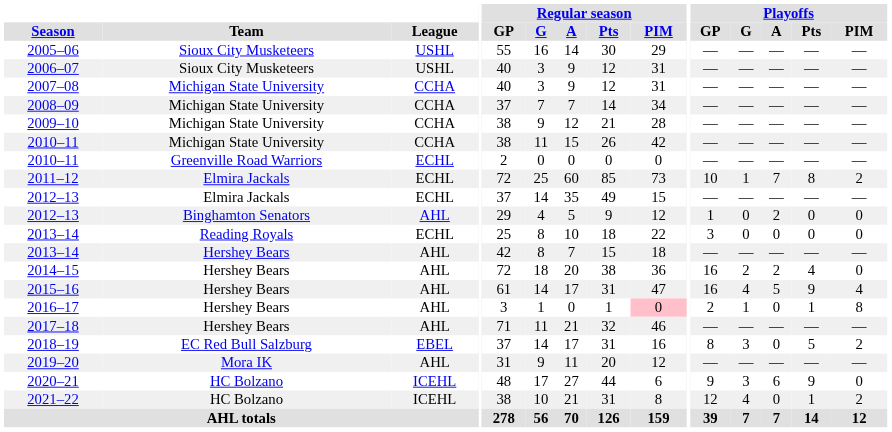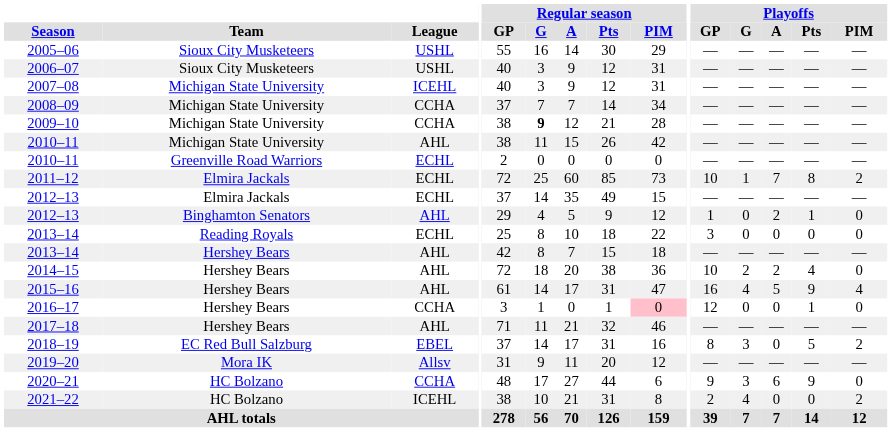(435, 86) CCHA -> (435, 86) ICEHL
(541, 123) normal -> (541, 123) bold
(435, 142) CCHA -> (435, 142) AHL
(811, 215) 0 -> (811, 215) 1
(710, 270) 16 -> (710, 270) 10
(435, 307) AHL -> (435, 307) CCHA
(710, 307) 2 -> (710, 307) 12
(746, 307) 1 -> (746, 307) 0
(859, 307) 8 -> (859, 307) 0
(435, 362) AHL -> (435, 362) Allsv
(435, 381) ICEHL -> (435, 381) CCHA
(710, 399) 12 -> (710, 399) 2
(811, 399) 1 -> (811, 399) 0
